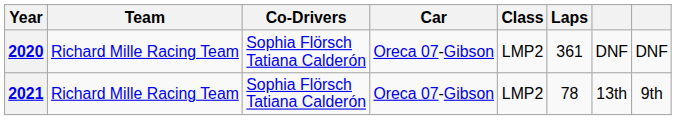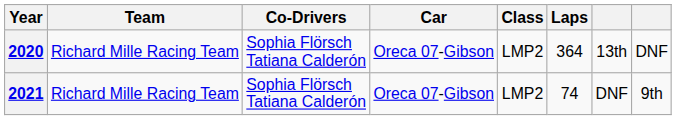(570, 51) 361 -> (570, 51) 364
(612, 51) DNF -> (612, 51) 13th
(570, 94) 78 -> (570, 94) 74
(612, 94) 13th -> (612, 94) DNF
